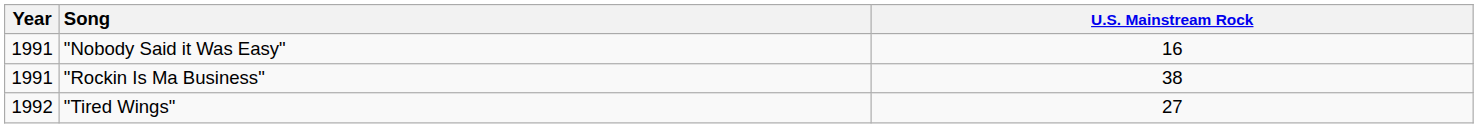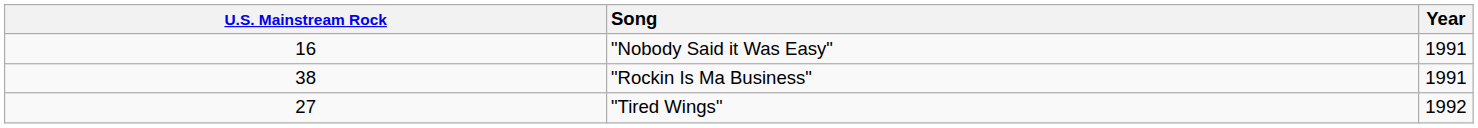columns swapped: (32, 19) <-> (1172, 20)
